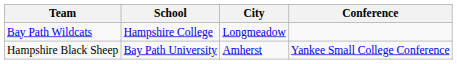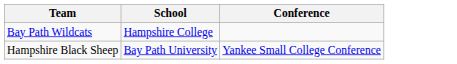- column: (254, 13)
